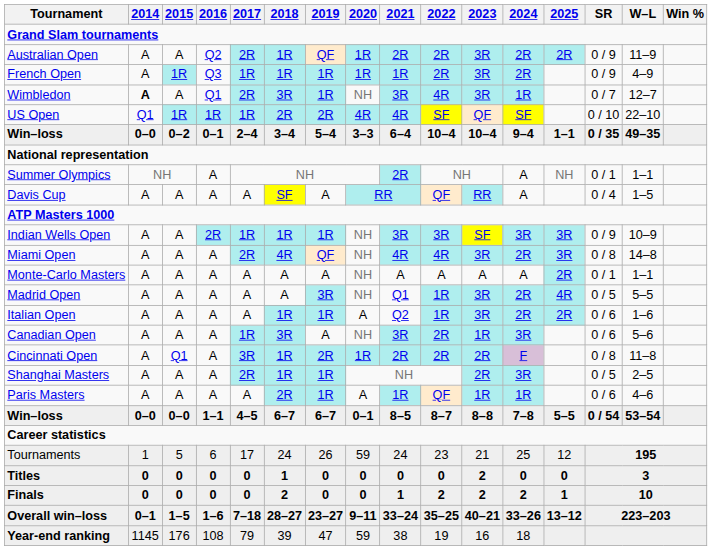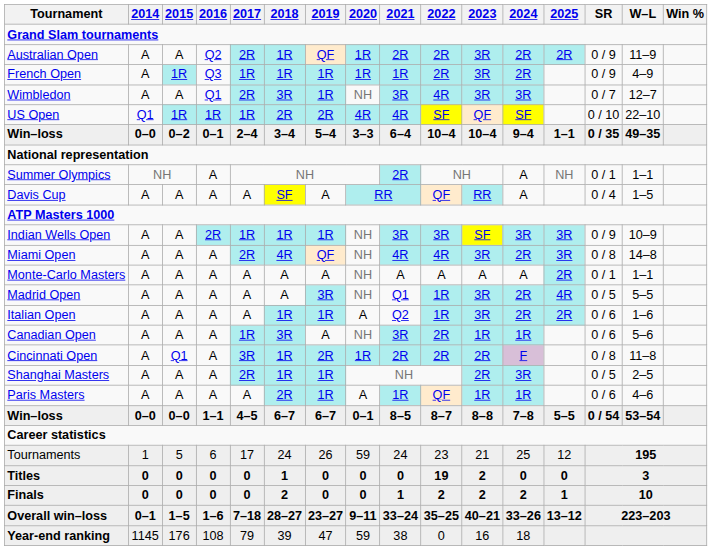(145, 94) bold -> (145, 94) normal
(523, 94) 1R -> (523, 94) 3R
(523, 335) 3R -> (523, 335) 1R
(441, 475) 0 -> (441, 475) 19
(441, 535) 19 -> (441, 535) 0
